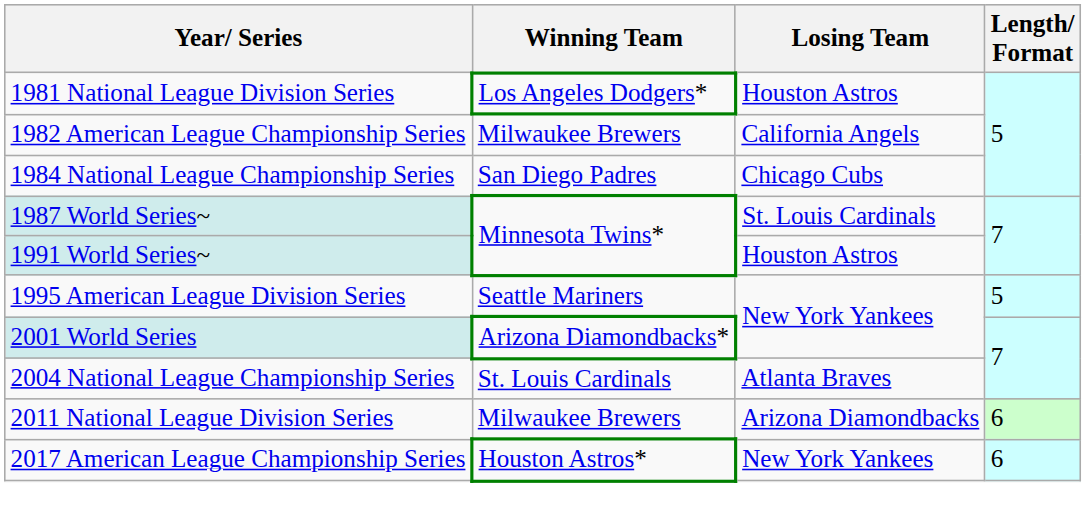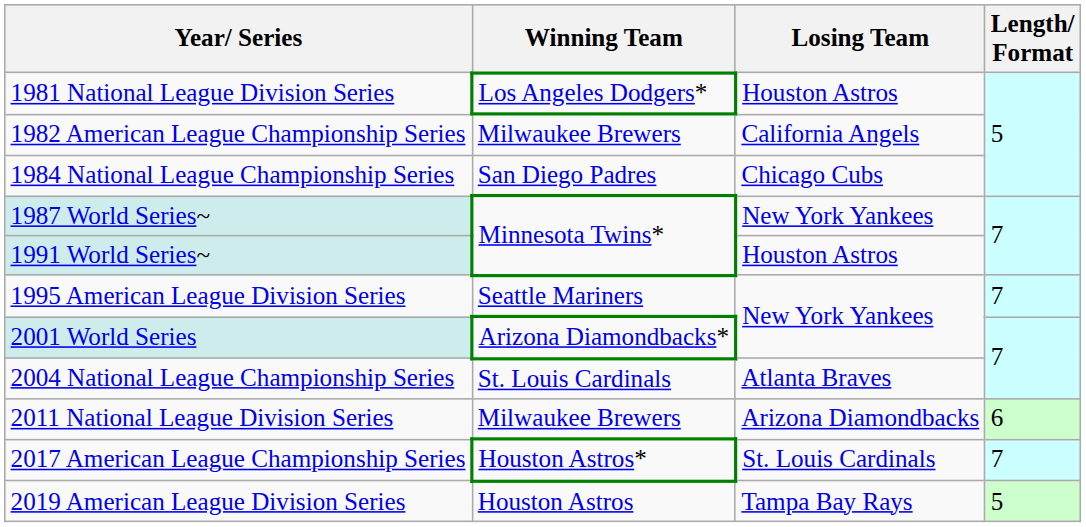(839, 215) St. Louis Cardinals -> (838, 215) New York Yankees
(997, 295) 5 -> (997, 295) 7
(838, 459) New York Yankees -> (839, 459) St. Louis Cardinals
(997, 459) 6 -> (997, 459) 7
+ row: (208, 500)
